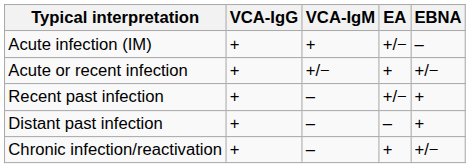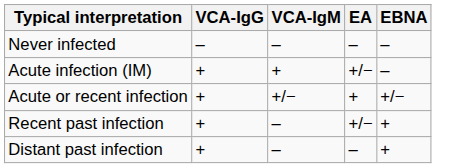+ row: (62, 44)
- row: (115, 149)
